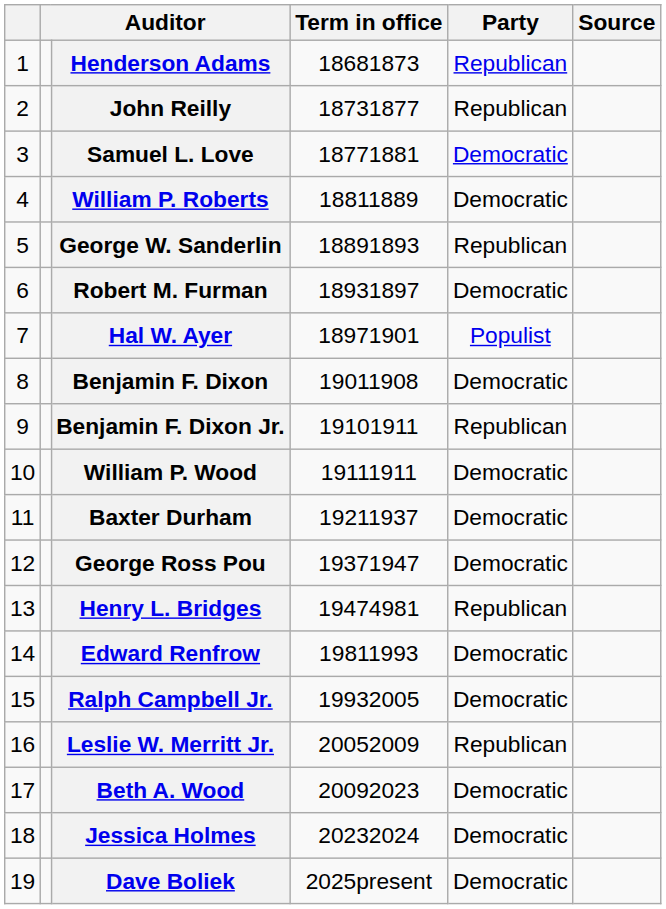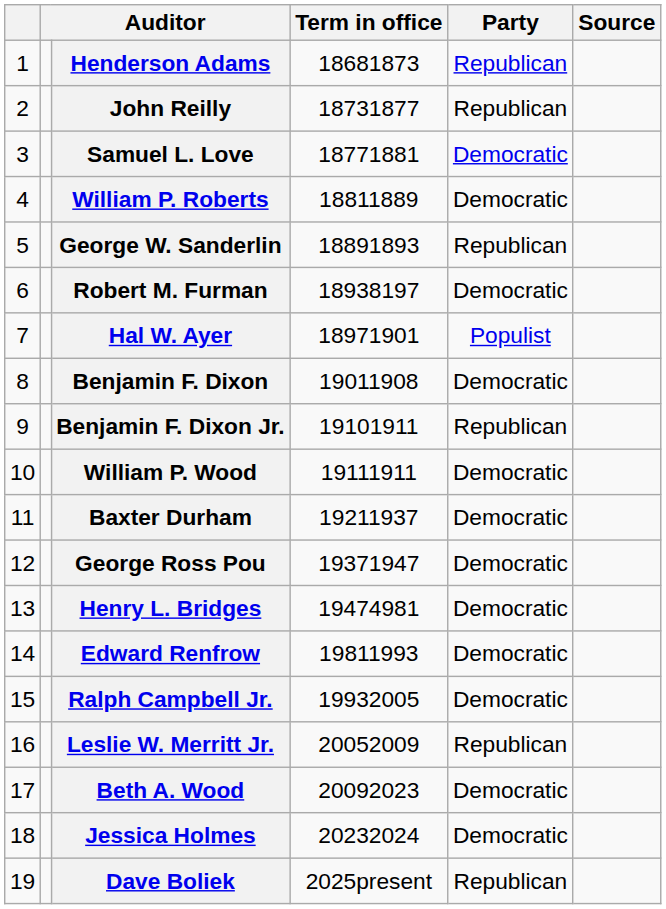(369, 290) 18931897 -> (369, 290) 18938197
(510, 608) Republican -> (510, 608) Democratic
(510, 881) Democratic -> (510, 881) Republican
